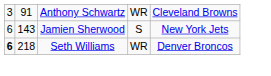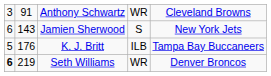+ row: (83, 46)
(26, 46) 218 -> (26, 63) 219
